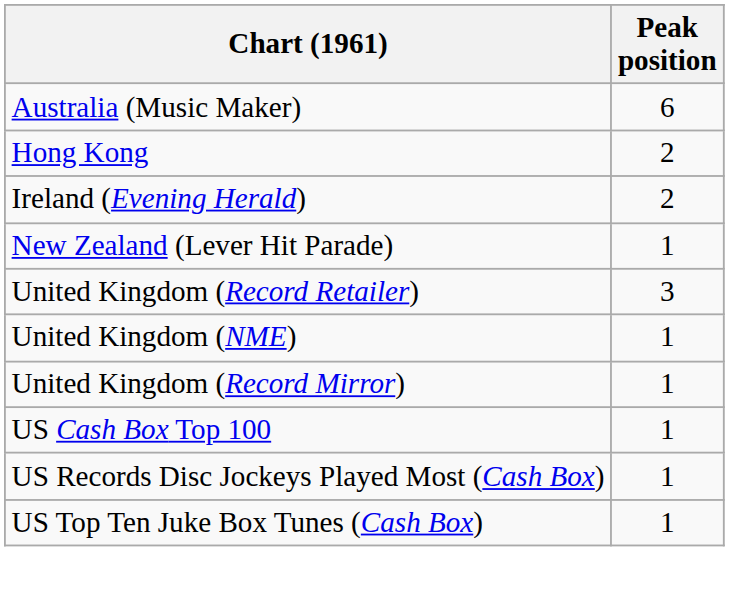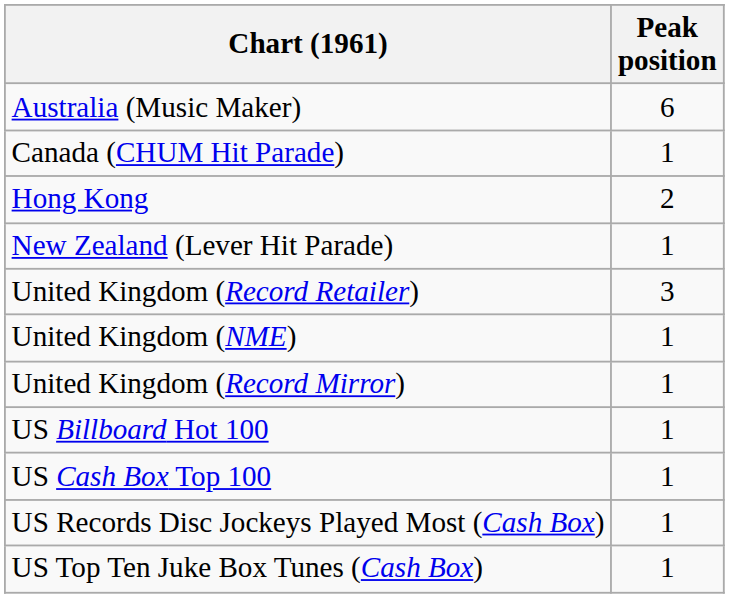+ row: (178, 152)
- row: (159, 198)
+ row: (140, 429)
